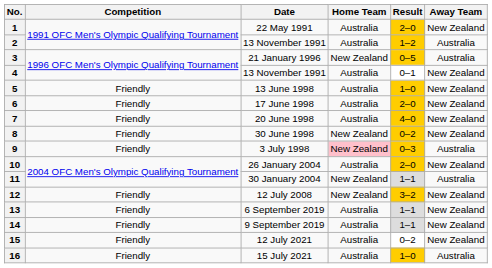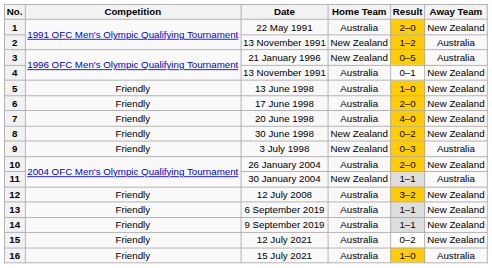(359, 43) Australia -> (359, 43) New Zealand
(359, 149) pink background -> (359, 149) no background
(359, 195) New Zealand -> (359, 195) Australia
